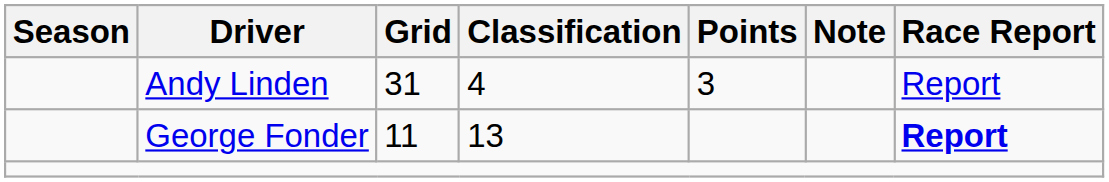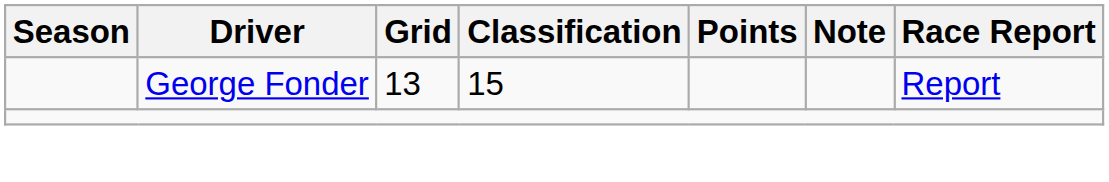- row: (237, 84)
(401, 136) 11 -> (403, 84) 13
(486, 136) 13 -> (486, 84) 15
(955, 136) bold -> (951, 84) normal
